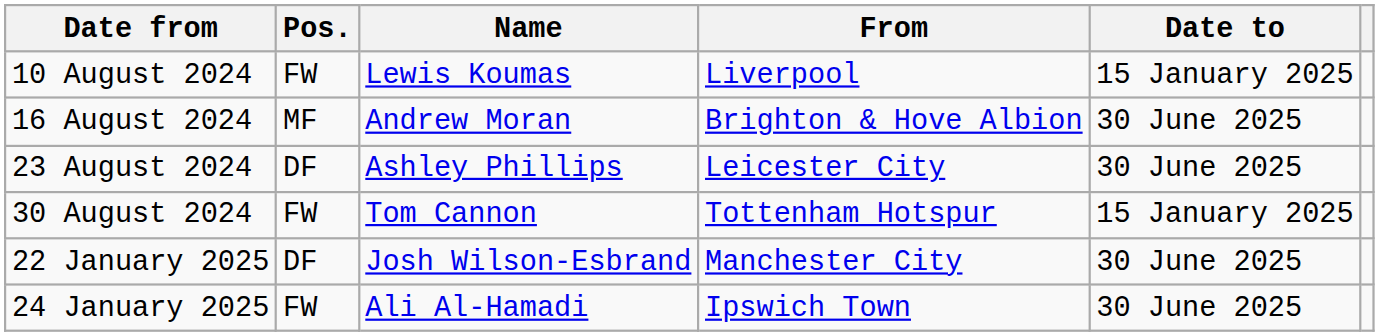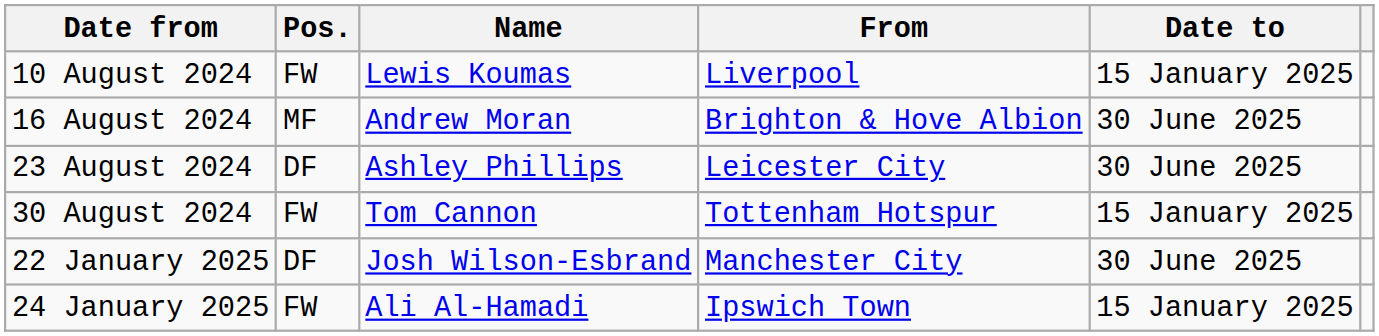(1199, 308) 30 June 2025 -> (1225, 308) 15 January 2025
